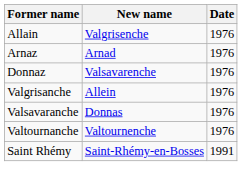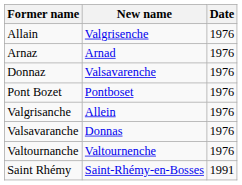+ row: (34, 92)
